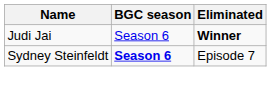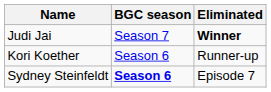(142, 35) Season 6 -> (142, 35) Season 7
+ row: (43, 55)
